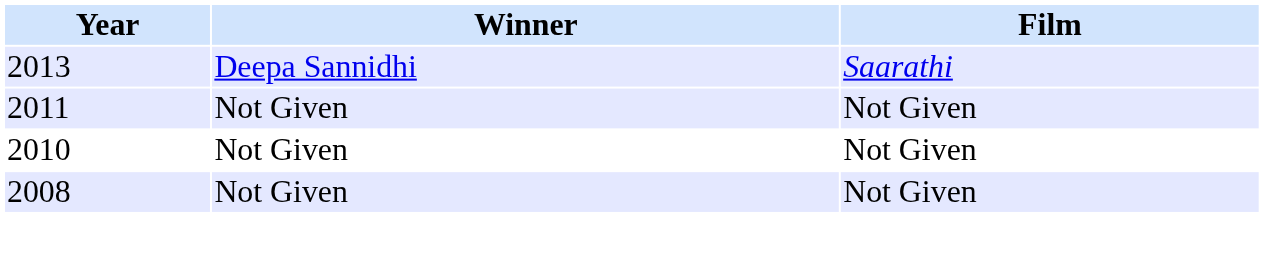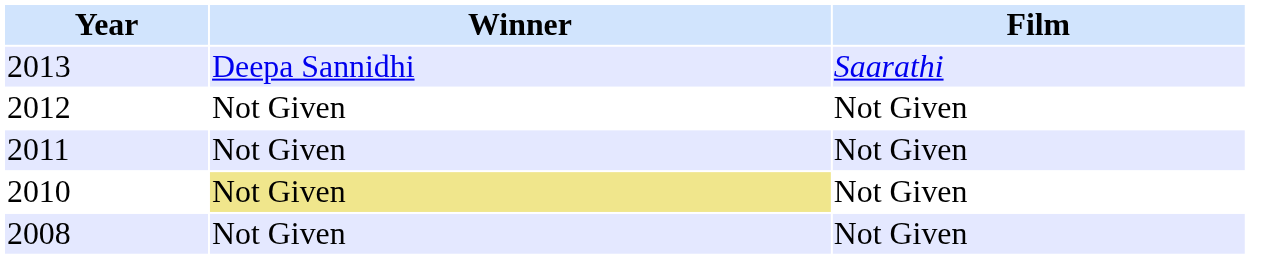+ row: (39, 107)
(281, 149) no background -> (279, 191) khaki background
